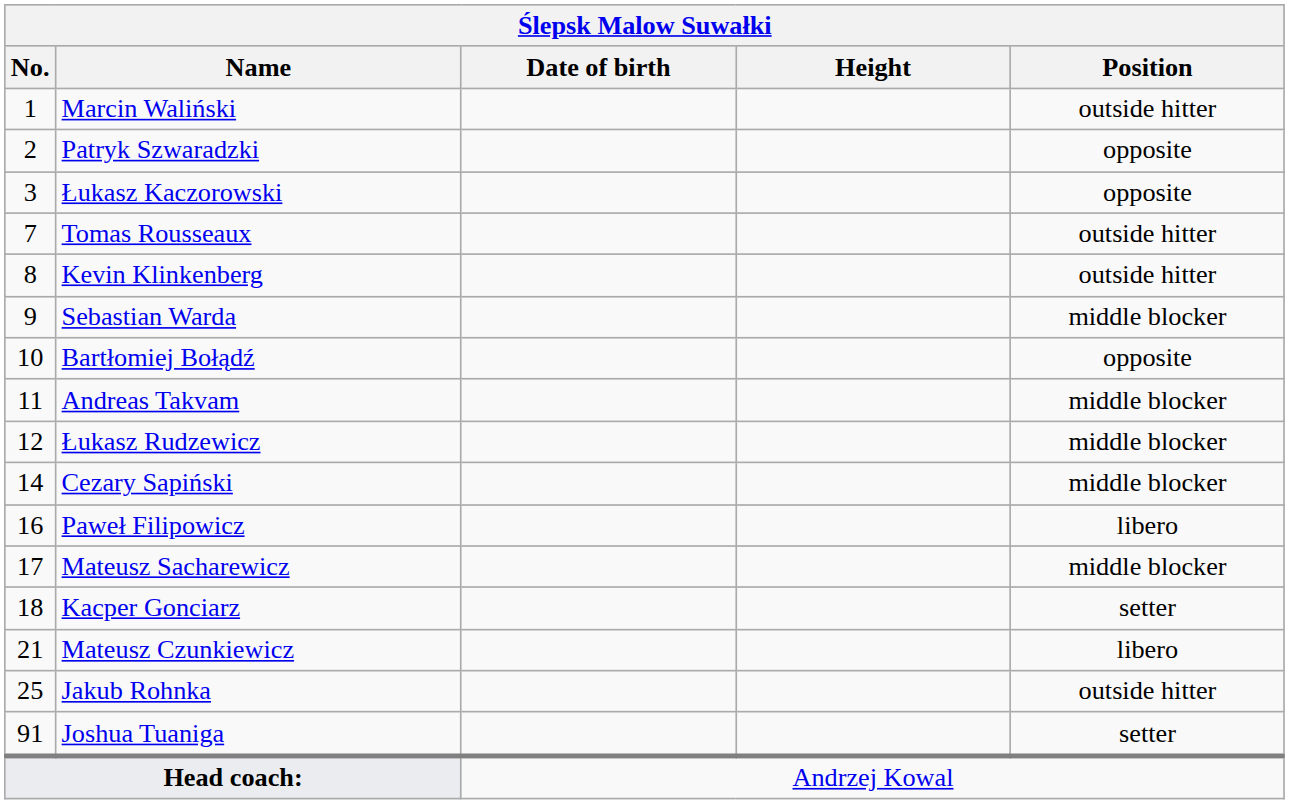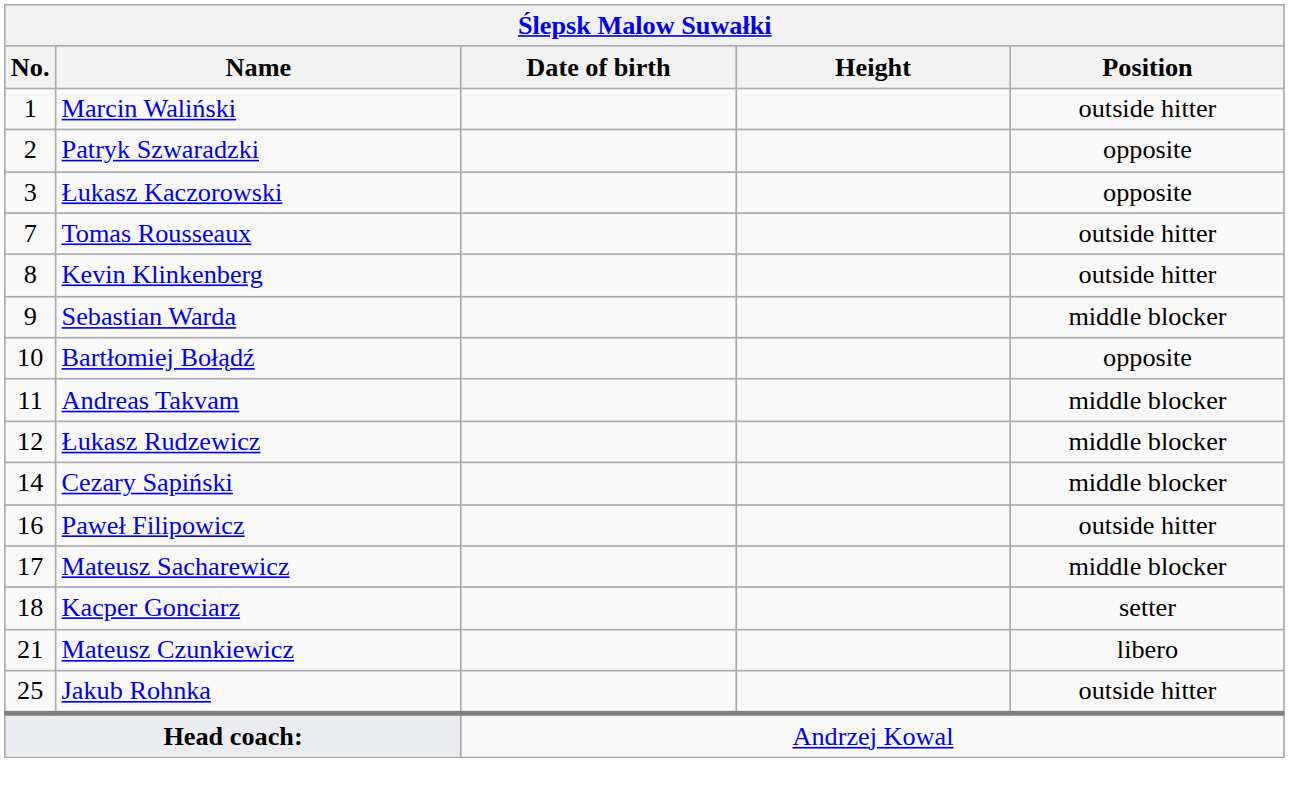(1147, 524) libero -> (1147, 524) outside hitter
- row: (143, 732)
